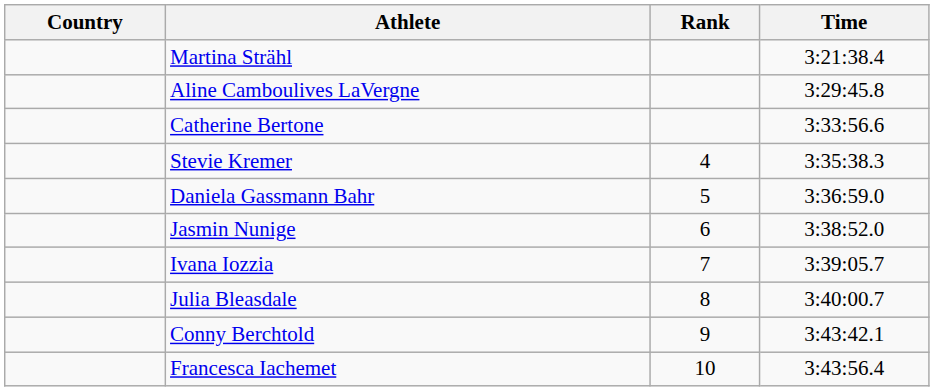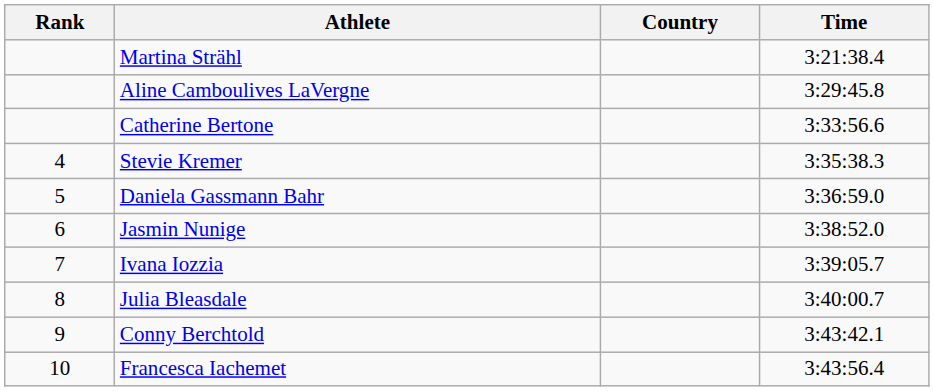columns swapped: (705, 22) <-> (85, 22)
